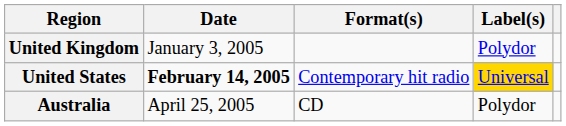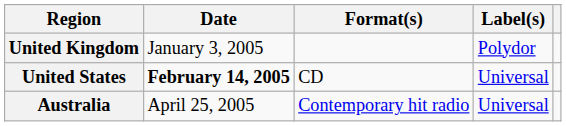(384, 76) Contemporary hit radio -> (311, 76) CD
(513, 76) gold background -> (513, 76) no background
(311, 105) CD -> (384, 105) Contemporary hit radio
(507, 105) Polydor -> (513, 105) Universal
